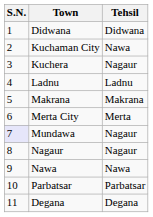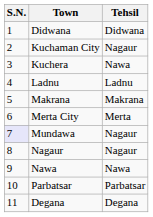(118, 47) Nawa -> (121, 47) Nagaur
(121, 64) Nagaur -> (118, 64) Nawa
